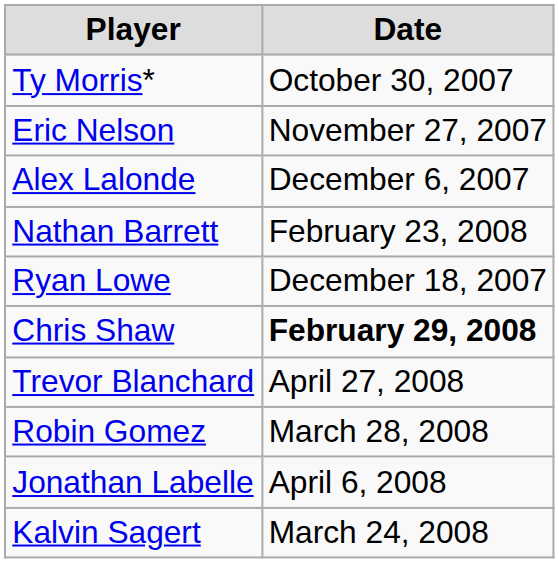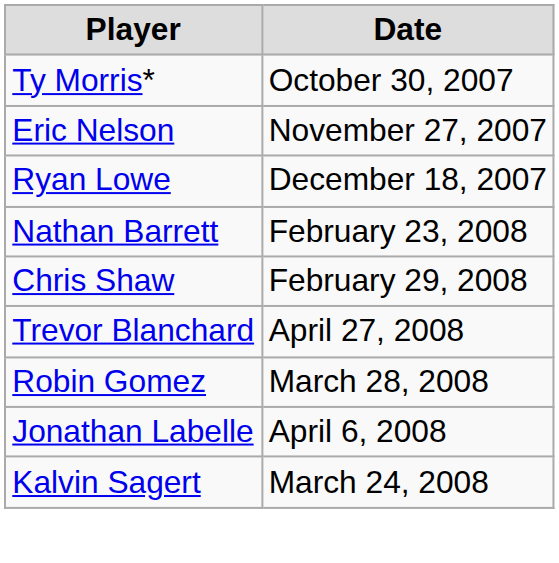- row: (104, 180)
rows swapped: (92, 280) <-> (115, 230)
(403, 331) bold -> (398, 280) normal
